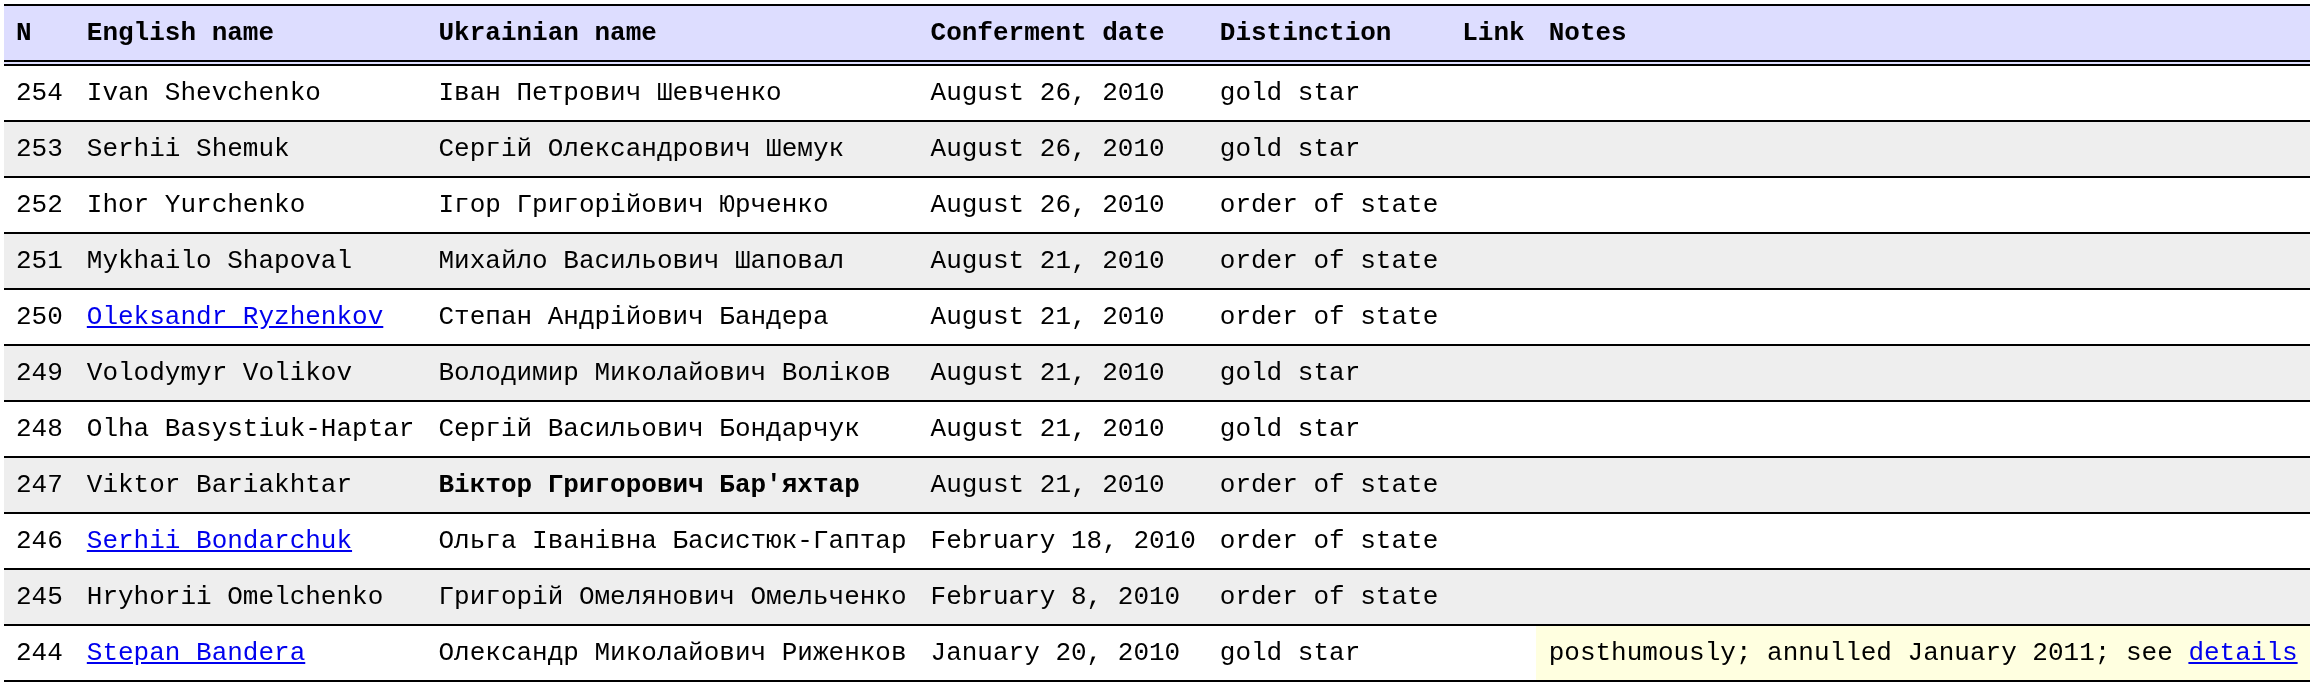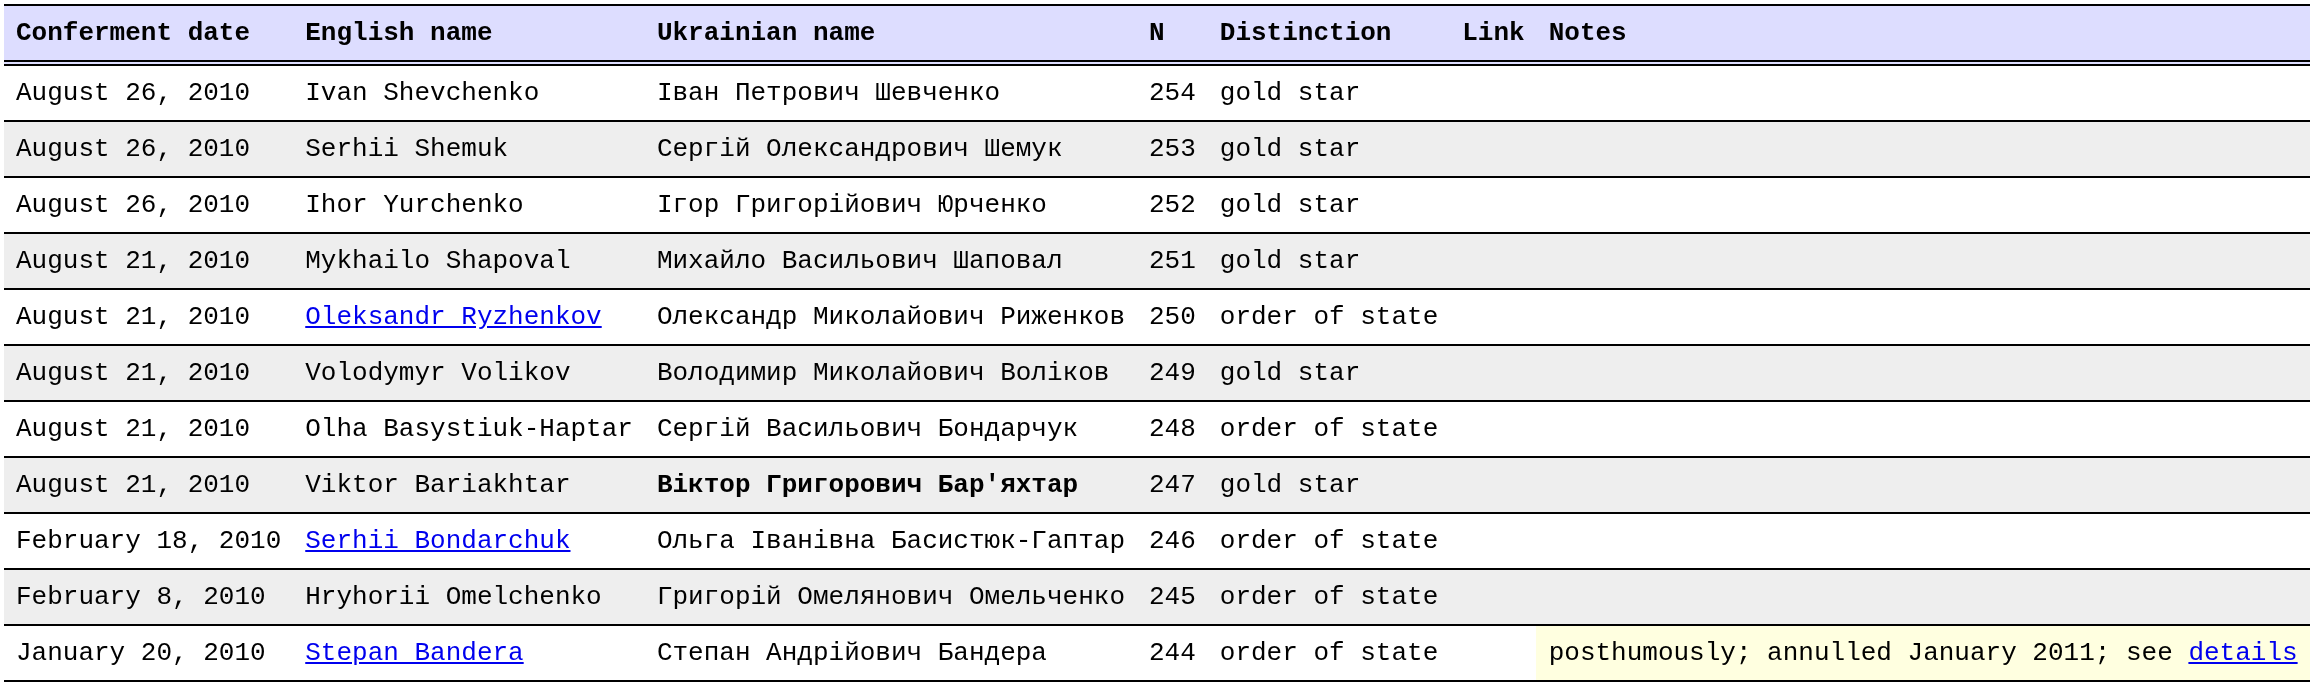columns swapped: (24, 33) <-> (1048, 33)
(1329, 205) order of state -> (1290, 205) gold star
(1329, 261) order of state -> (1290, 261) gold star
(634, 317) Степан Андрійович Бандера -> (891, 317) Олександр Миколайович Риженков
(1290, 429) gold star -> (1329, 429) order of state
(1329, 485) order of state -> (1290, 485) gold star
(673, 653) Олександр Миколайович Риженков -> (852, 653) Степан Андрійович Бандера
(1290, 653) gold star -> (1329, 653) order of state
